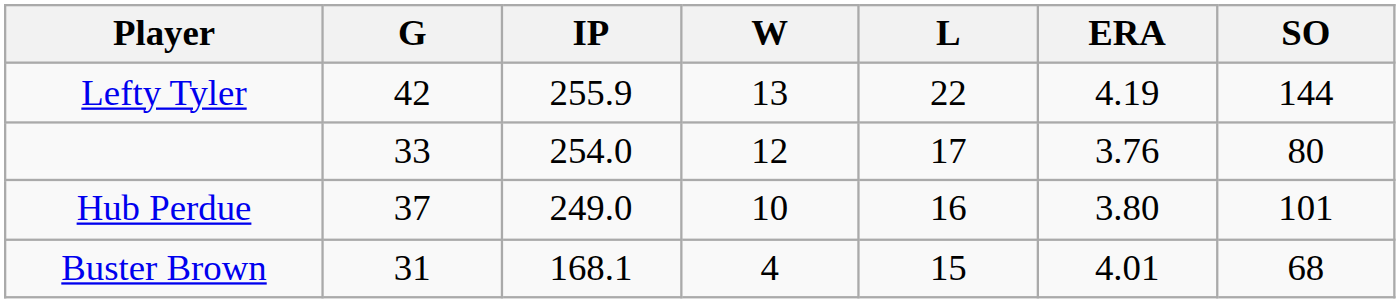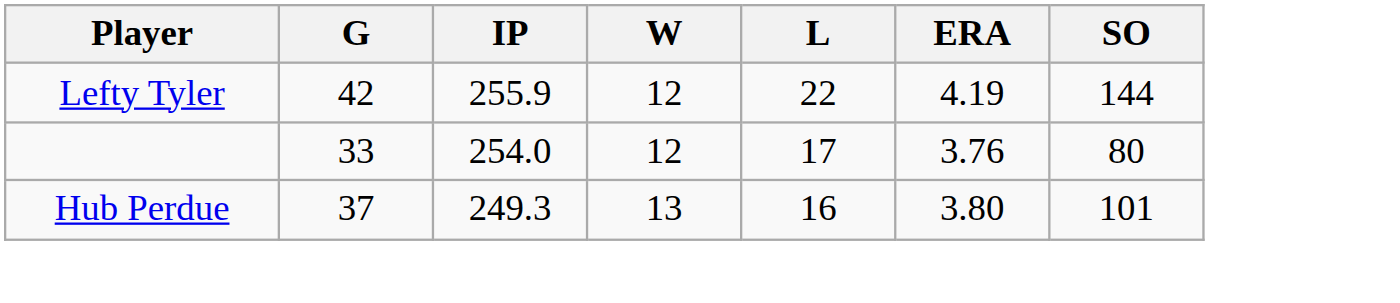(770, 92) 13 -> (664, 92) 12
(591, 208) 249.0 -> (510, 208) 249.3
(770, 208) 10 -> (664, 208) 13
- row: (164, 267)
